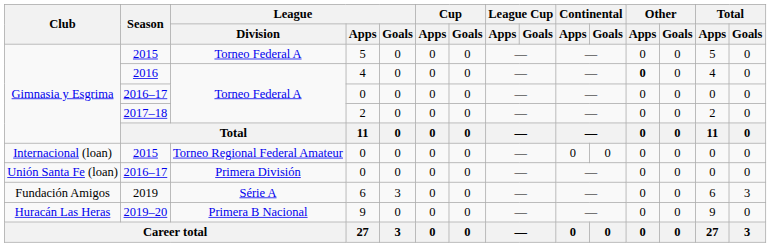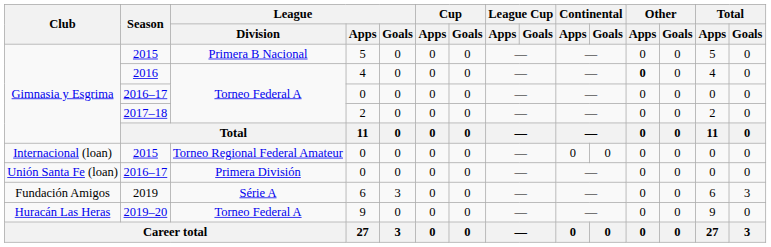(258, 53) Torneo Federal A -> (258, 53) Primera B Nacional
(258, 212) Primera B Nacional -> (258, 212) Torneo Federal A
